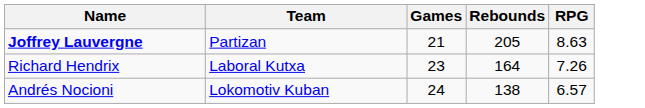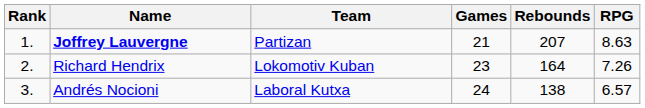+ column: (27, 16)
(507, 41) 205 -> (552, 41) 207
(257, 66) Laboral Kutxa -> (314, 66) Lokomotiv Kuban
(269, 90) Lokomotiv Kuban -> (302, 90) Laboral Kutxa
